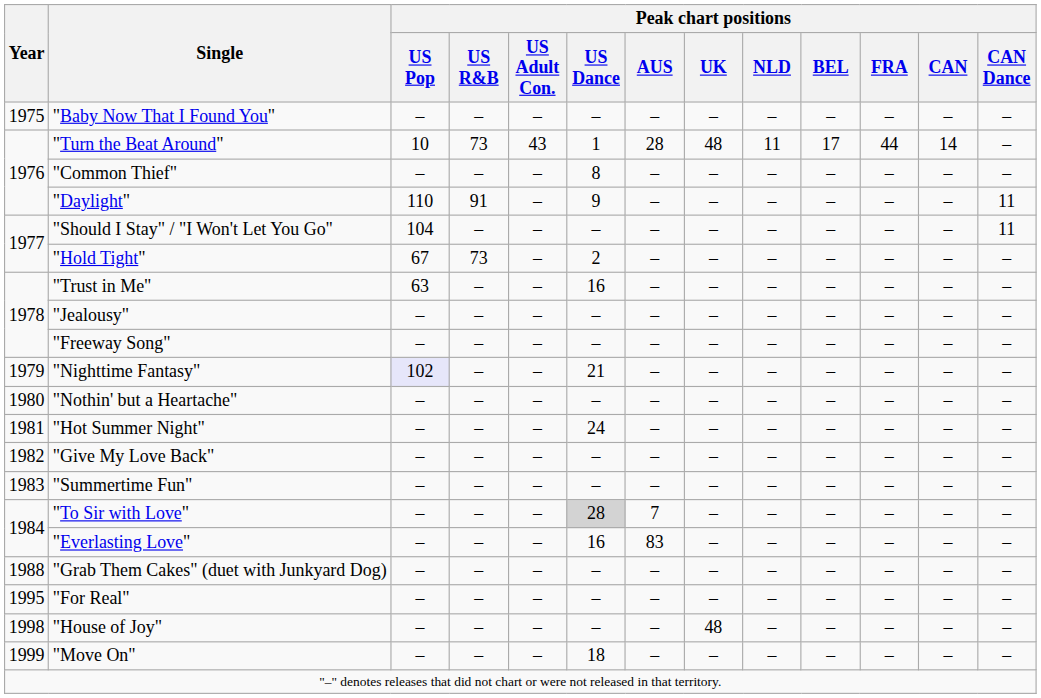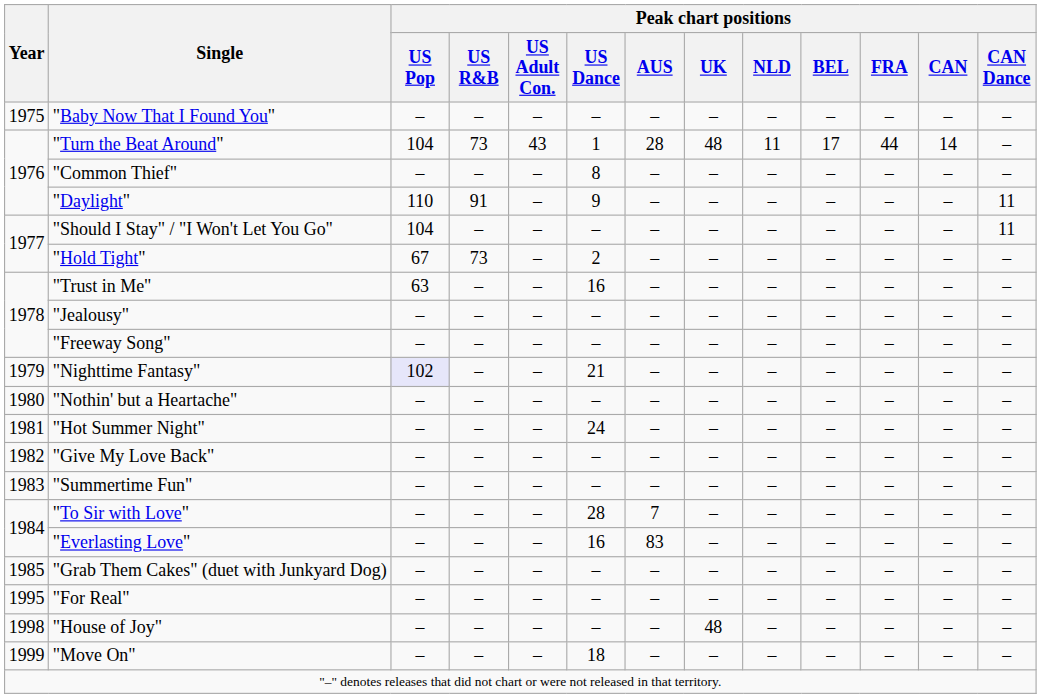(420, 144) 10 -> (420, 144) 104
(596, 513) lightgrey background -> (596, 513) no background
(27, 570) 1988 -> (27, 570) 1985
